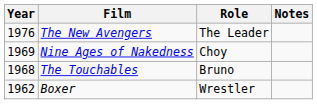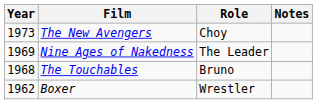(21, 33) 1976 -> (21, 33) 1973
(234, 33) The Leader -> (213, 33) Choy
(213, 52) Choy -> (234, 52) The Leader
